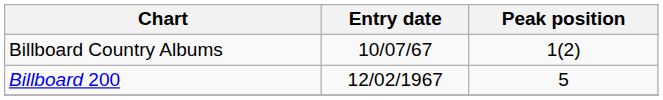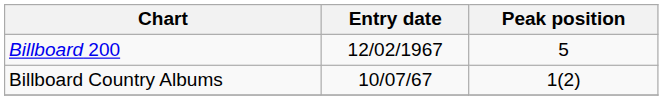rows swapped: (116, 49) <-> (65, 79)
